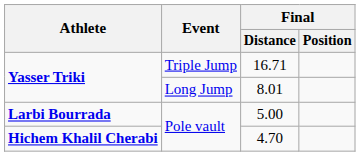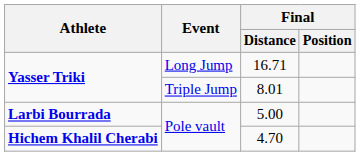(201, 65) Triple Jump -> (199, 65) Long Jump
(199, 90) Long Jump -> (201, 90) Triple Jump
